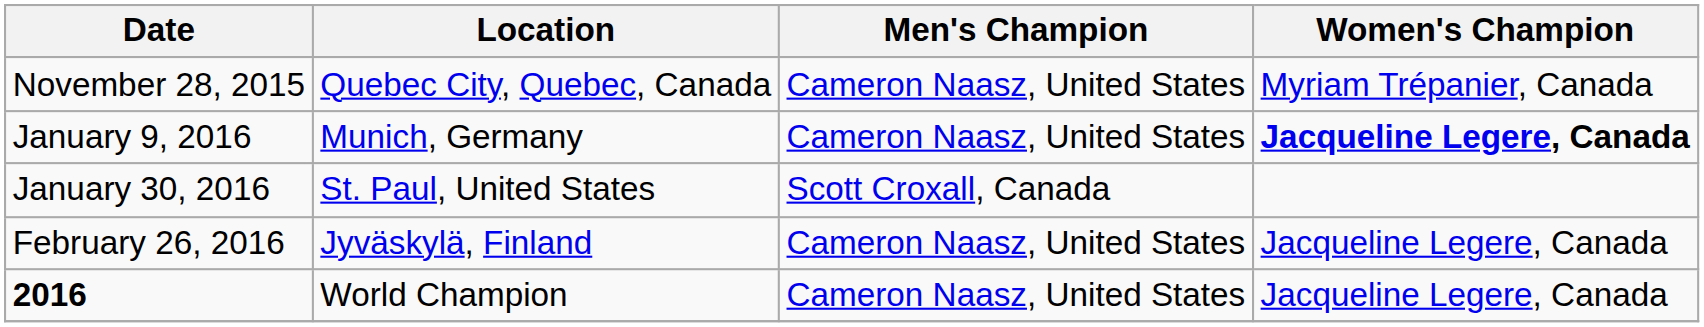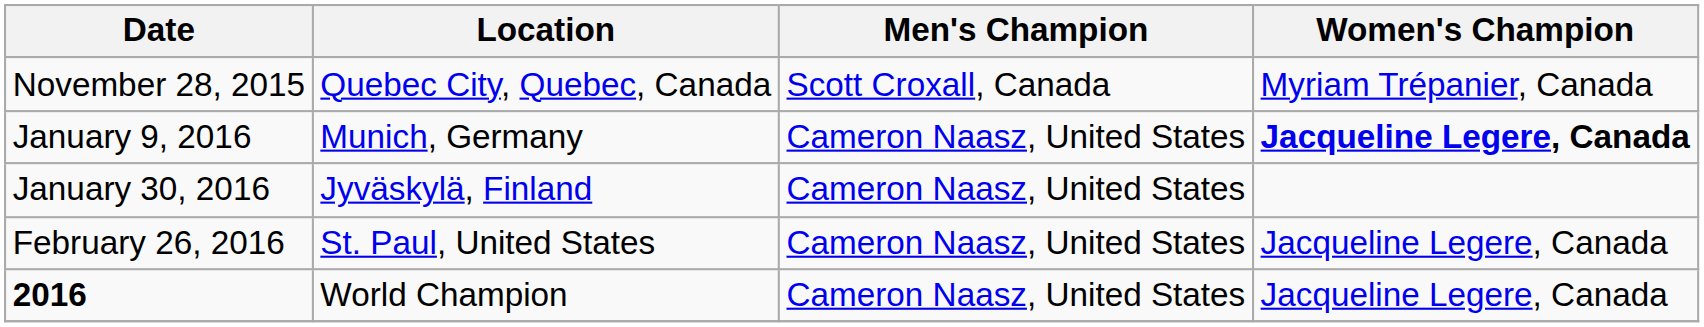(1016, 83) Cameron Naasz, United States -> (948, 83) Scott Croxall, Canada
(488, 189) St. Paul, United States -> (456, 189) Jyväskylä, Finland
(948, 189) Scott Croxall, Canada -> (1016, 189) Cameron Naasz, United States
(456, 242) Jyväskylä, Finland -> (488, 242) St. Paul, United States
